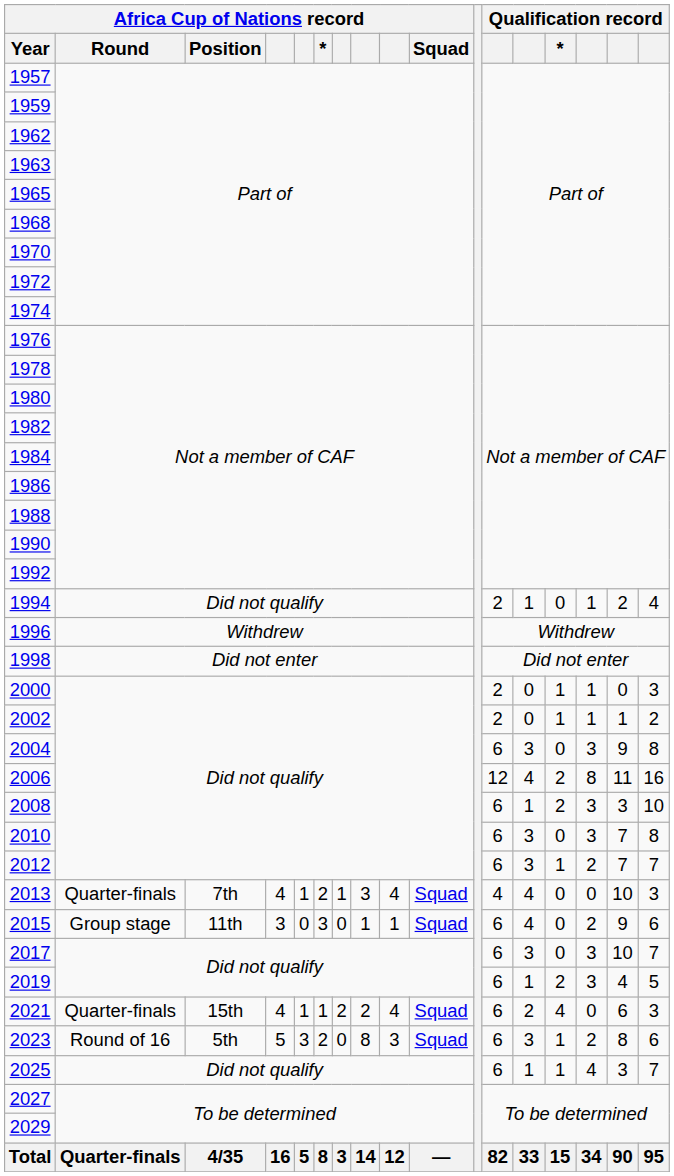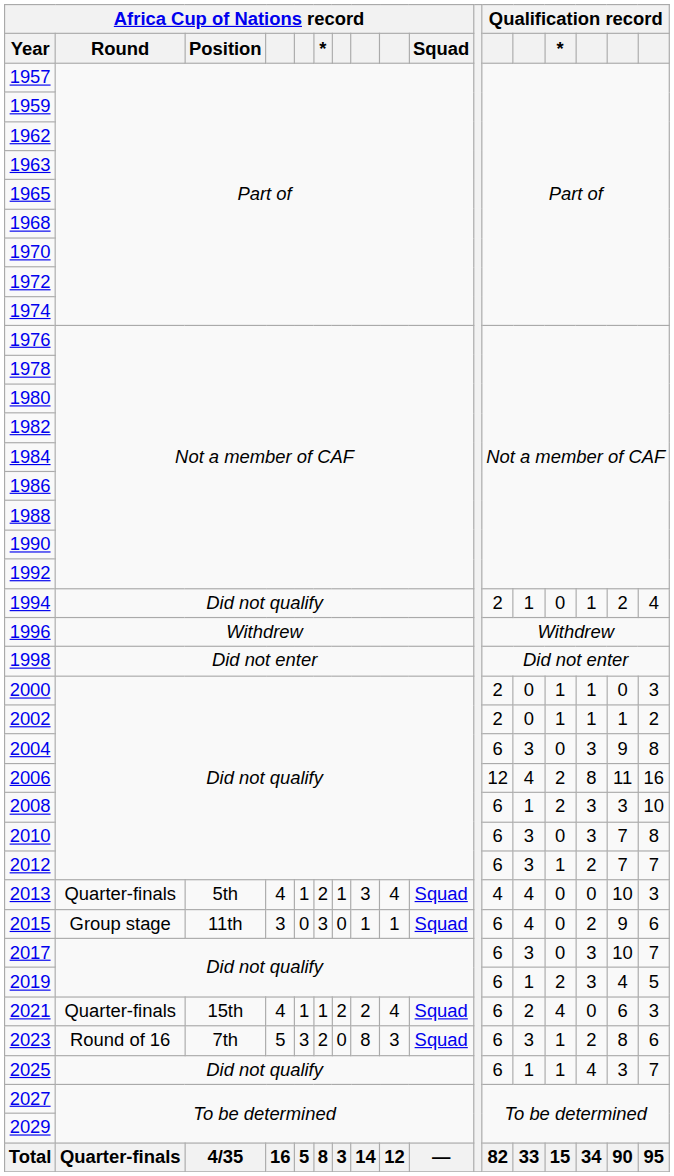(225, 894) 7th -> (225, 894) 5th
(225, 1040) 5th -> (225, 1040) 7th
